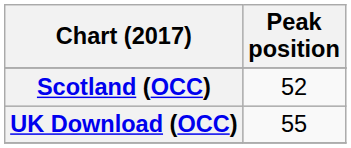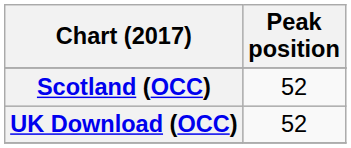(294, 124) 55 -> (294, 124) 52
